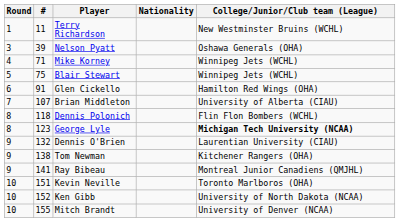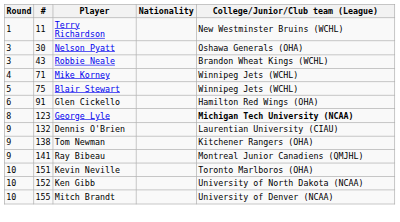(41, 48) 39 -> (41, 48) 30
+ row: (85, 61)
- row: (92, 102)
- row: (92, 116)
